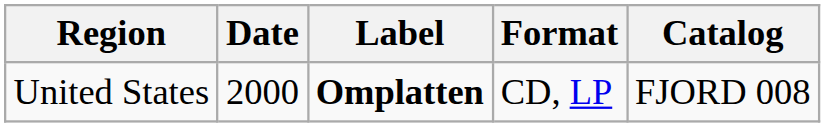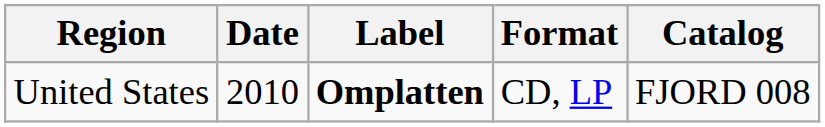(262, 91) 2000 -> (262, 91) 2010
